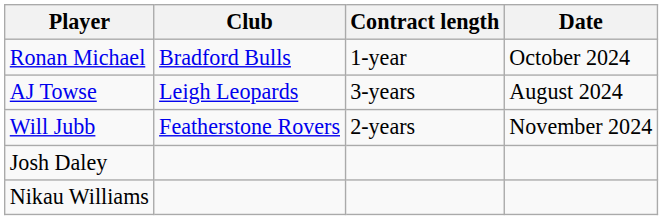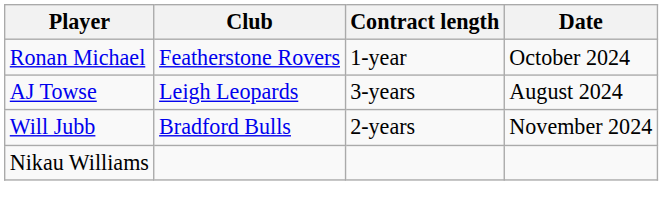(225, 57) Bradford Bulls -> (250, 57) Featherstone Rovers
(250, 127) Featherstone Rovers -> (225, 127) Bradford Bulls
- row: (59, 162)
